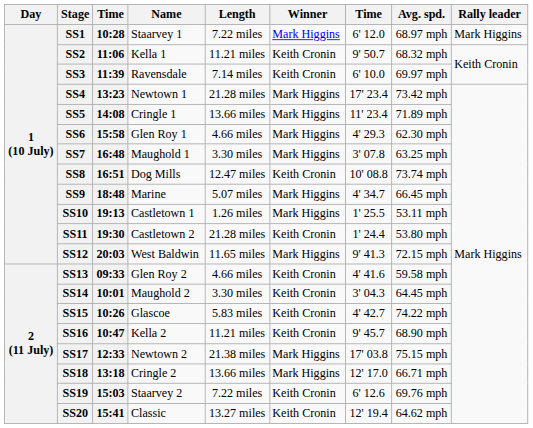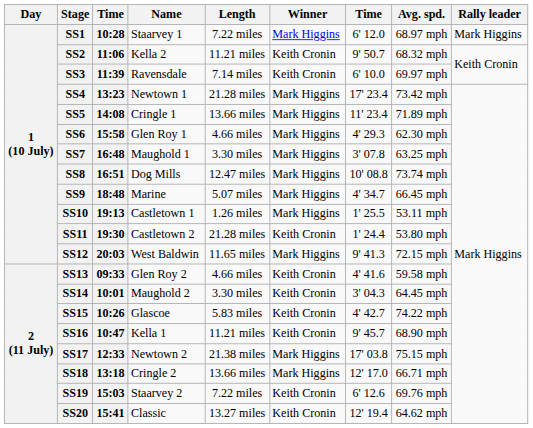(149, 54) Kella 1 -> (149, 54) Kella 2
(304, 174) Keith Cronin -> (306, 174) Mark Higgins
(149, 334) Kella 2 -> (149, 334) Kella 1
